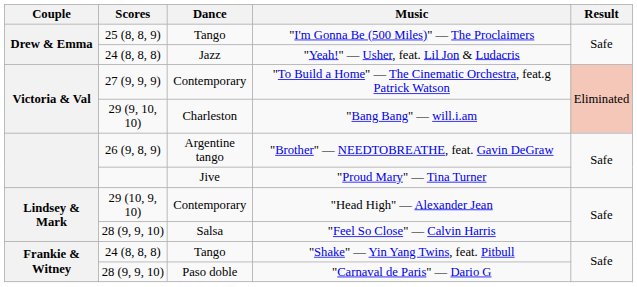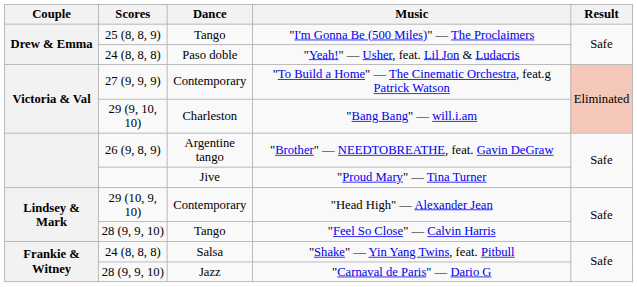(210, 54) Jazz -> (210, 54) Paso doble
(210, 231) Salsa -> (210, 231) Tango
(210, 251) Tango -> (210, 251) Salsa
(210, 271) Paso doble -> (210, 271) Jazz
